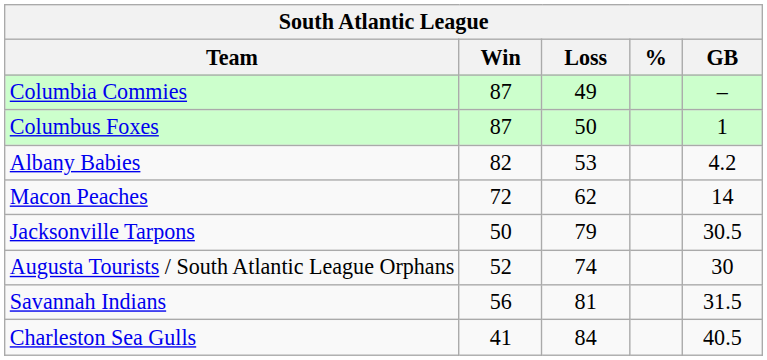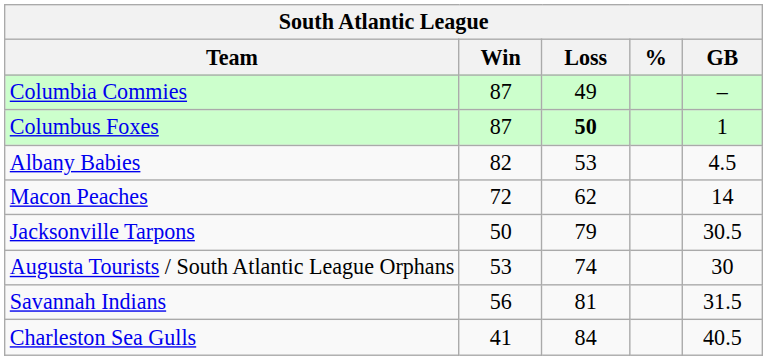(586, 127) normal -> (586, 127) bold
(722, 162) 4.2 -> (722, 162) 4.5
(501, 267) 52 -> (501, 267) 53
